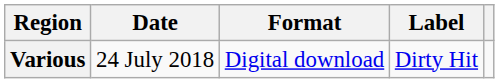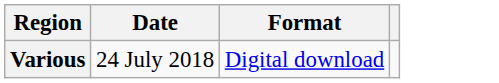- column: (436, 22)
